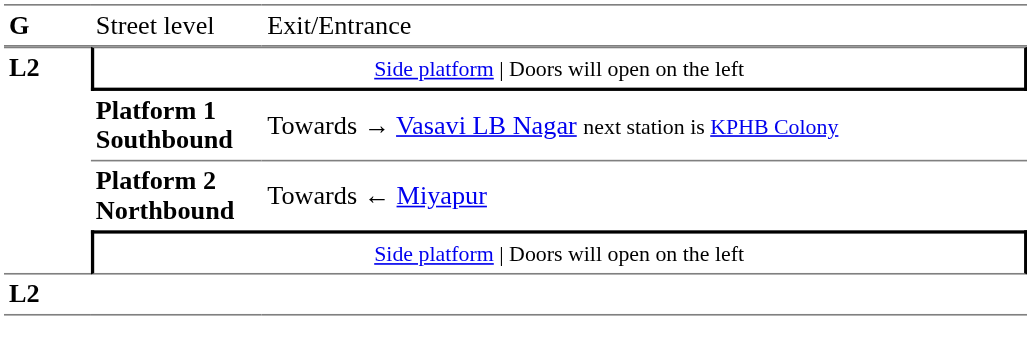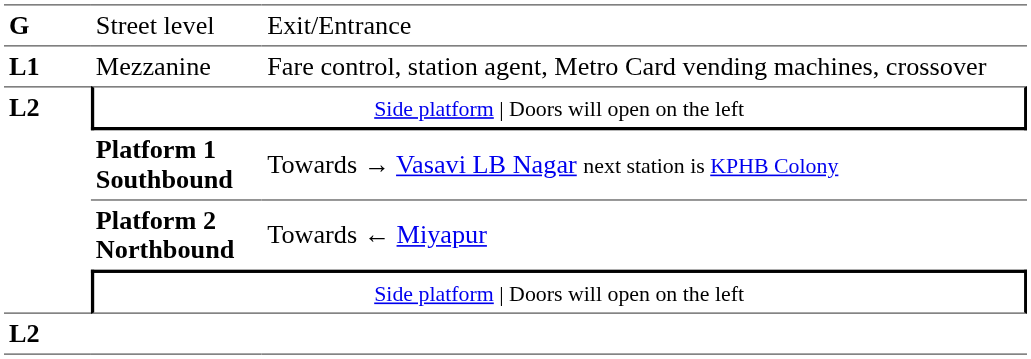+ row: (153, 66)
